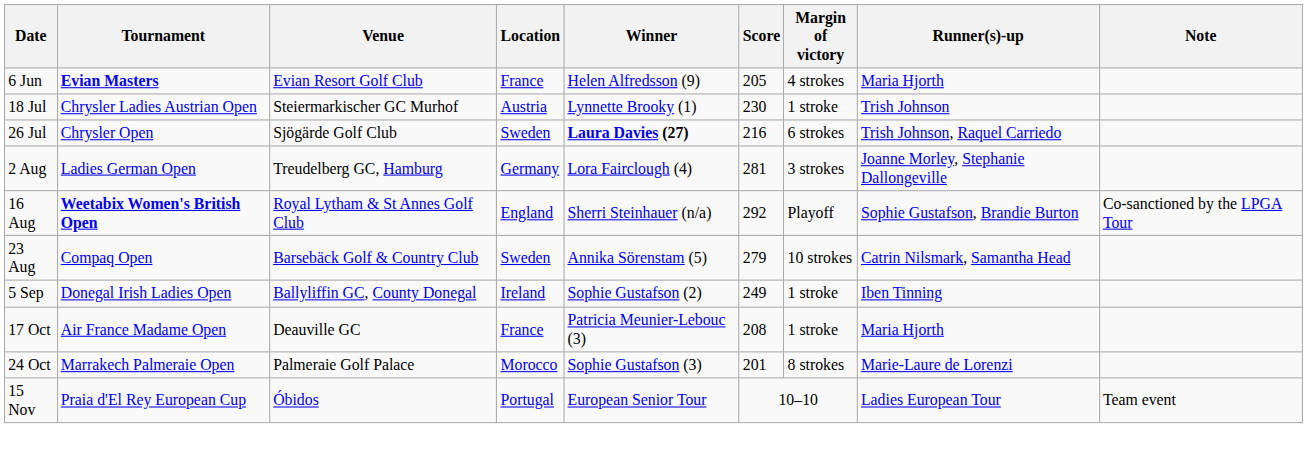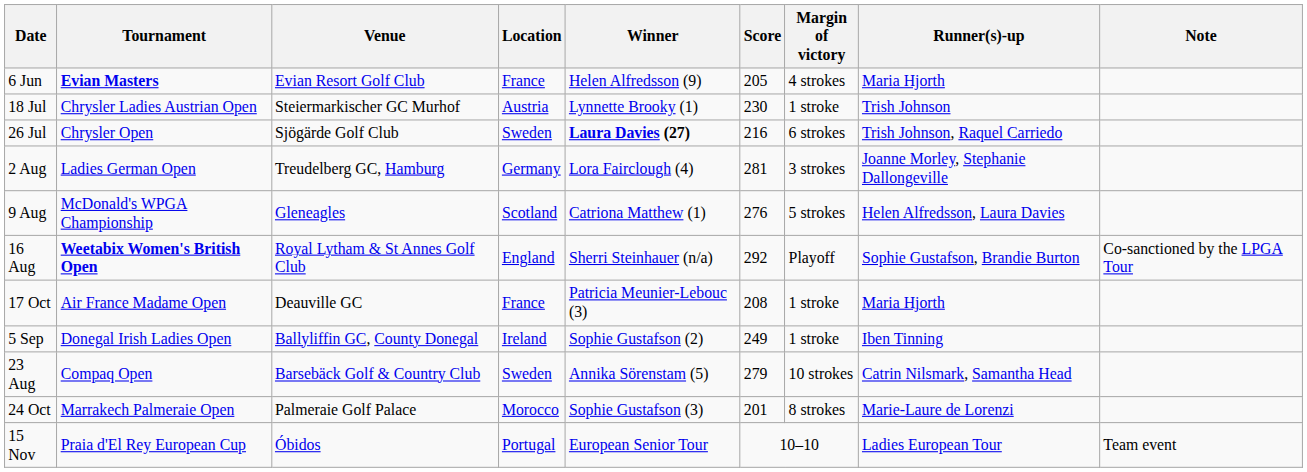+ row: (27, 213)
rows swapped: (22, 258) <-> (29, 329)
